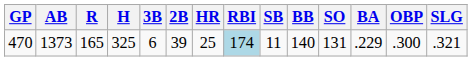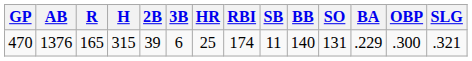columns swapped: (179, 17) <-> (152, 17)
(56, 42) 1373 -> (56, 42) 1376
(123, 42) 325 -> (123, 42) 315
(242, 42) lightblue background -> (242, 42) no background
